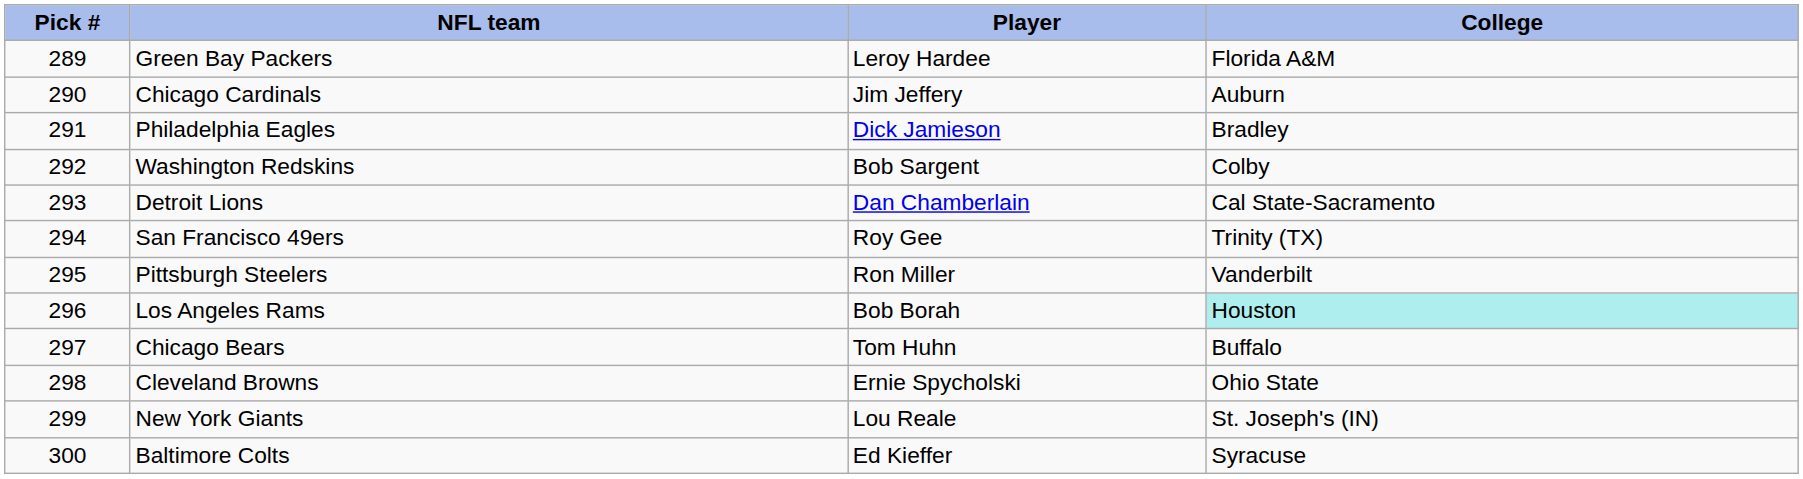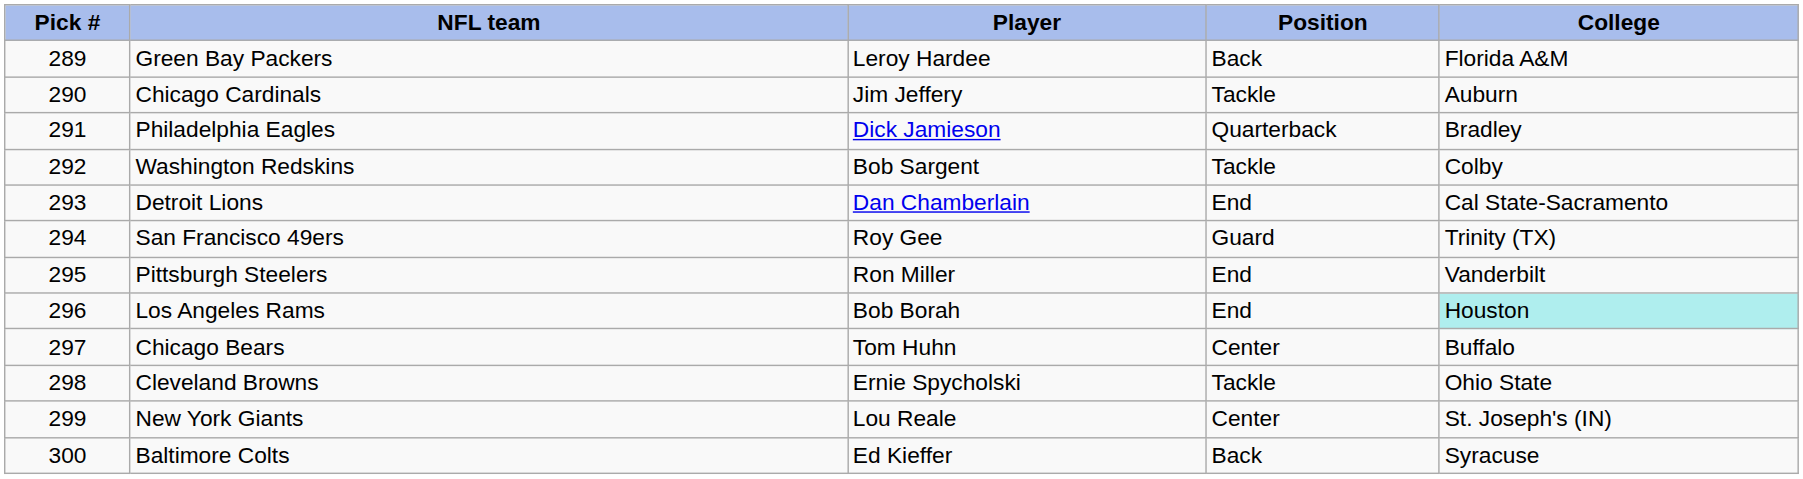+ column: (1323, 22)
